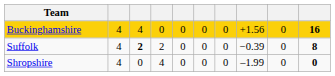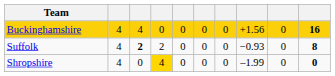(252, 46) −0.39 -> (252, 46) −0.93
(162, 63) no background -> (162, 63) gold background
